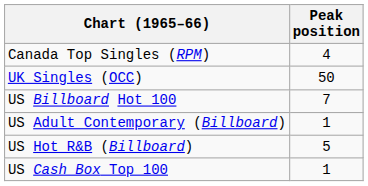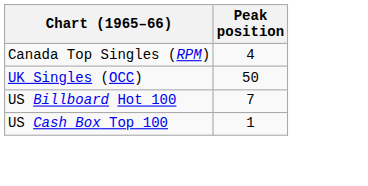- row: (147, 124)
- row: (101, 147)
